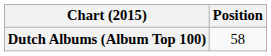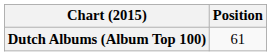(238, 39) 58 -> (238, 39) 61
